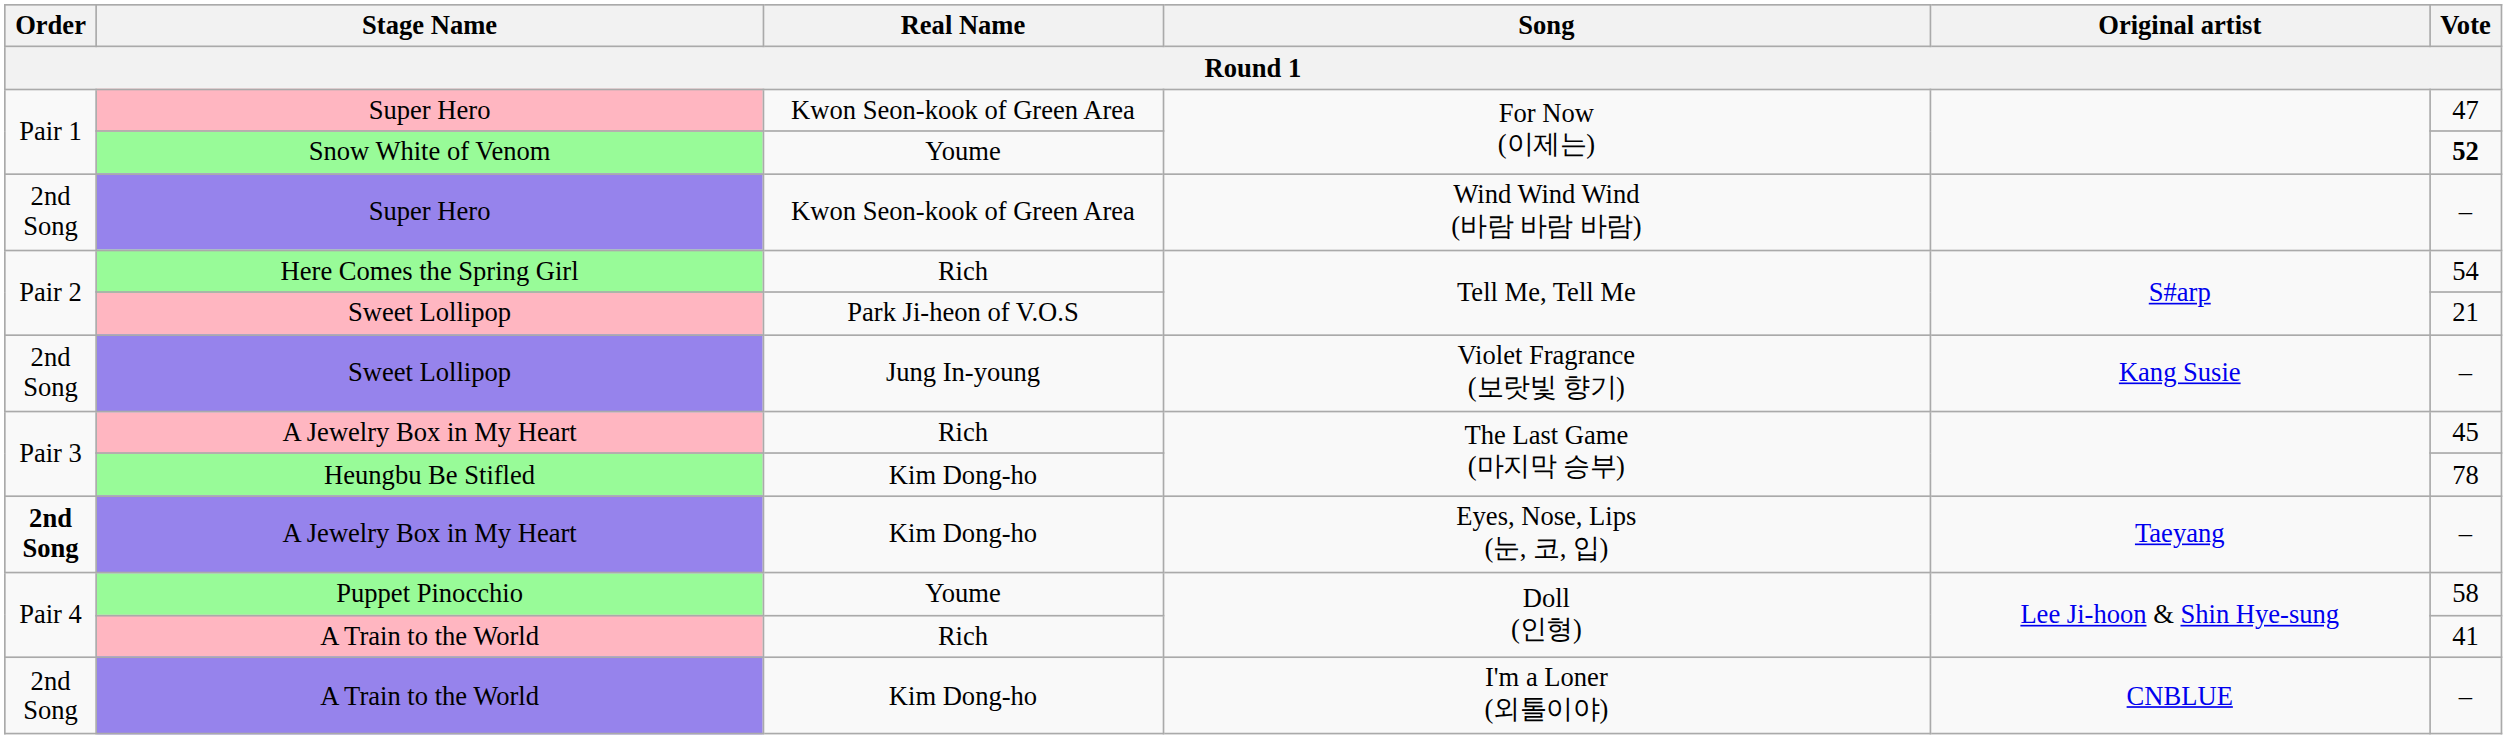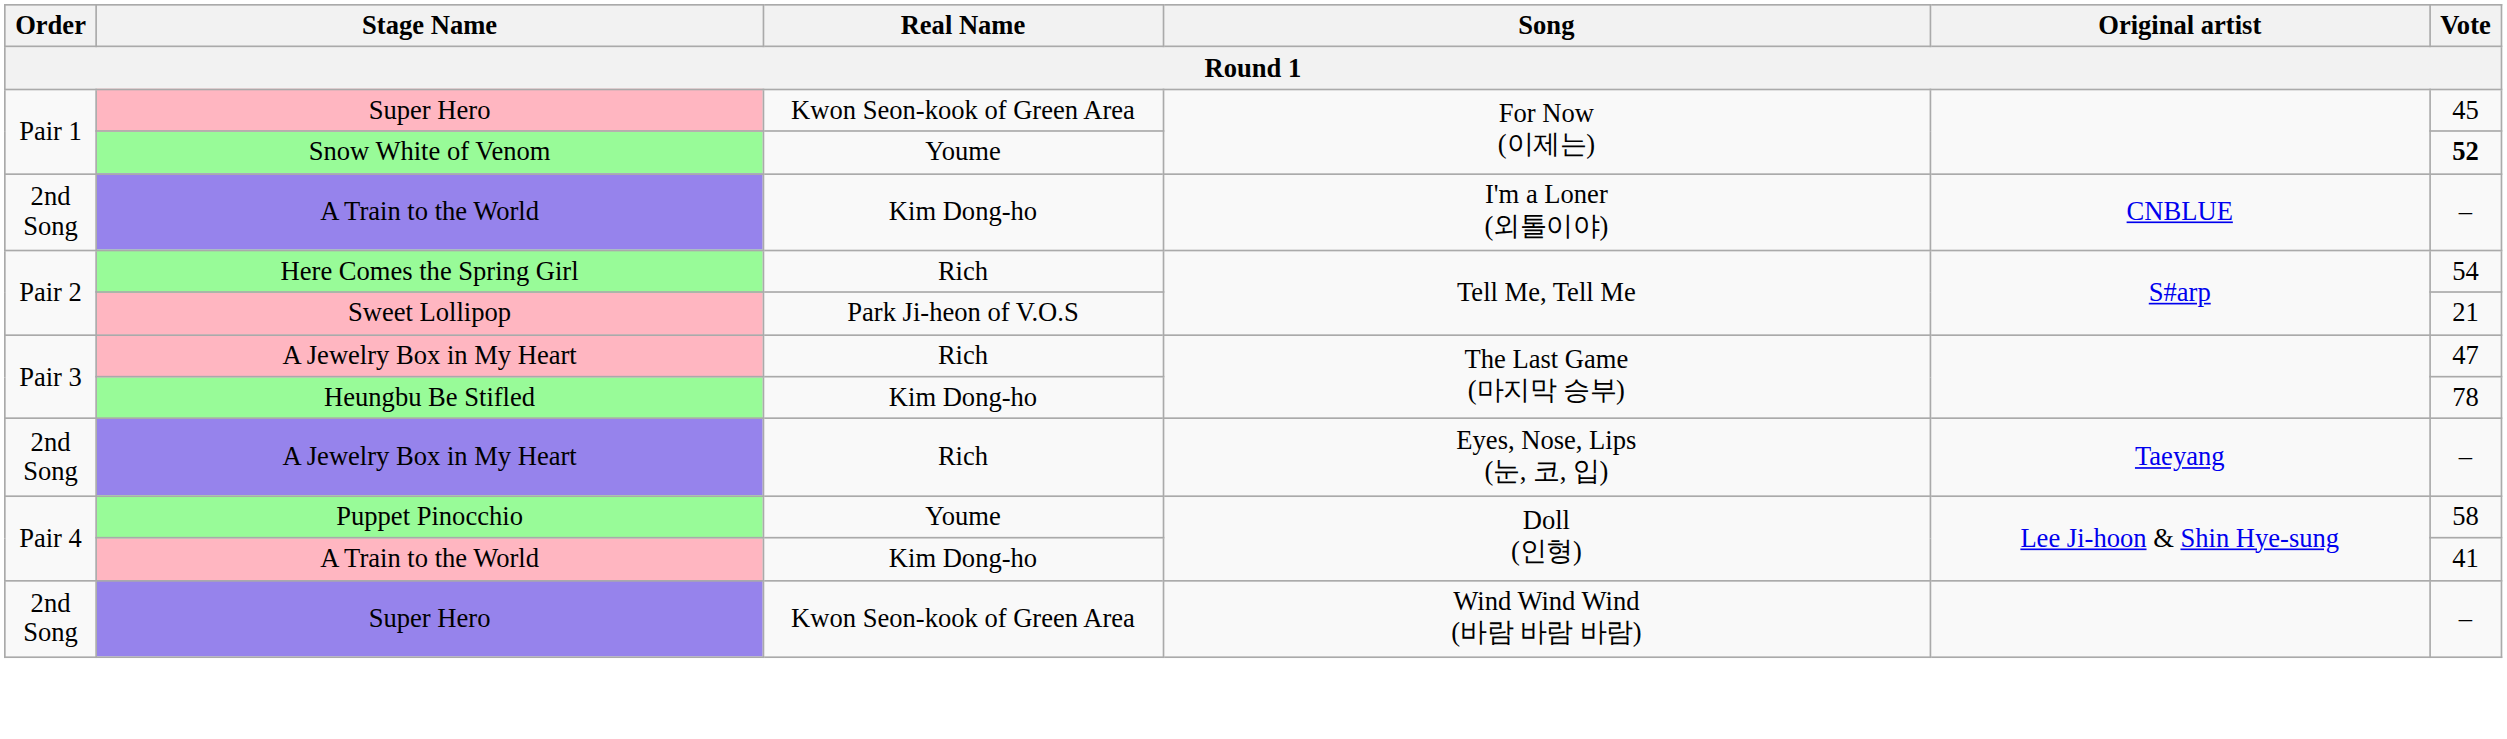(2465, 109) 47 -> (2465, 109) 45
rows swapped: (430, 211) <-> (430, 695)
- row: (430, 372)
(2465, 432) 45 -> (2465, 355) 47
(51, 533) bold -> (51, 456) normal
(963, 533) Kim Dong-ho -> (963, 456) Rich
(963, 635) Rich -> (963, 558) Kim Dong-ho
